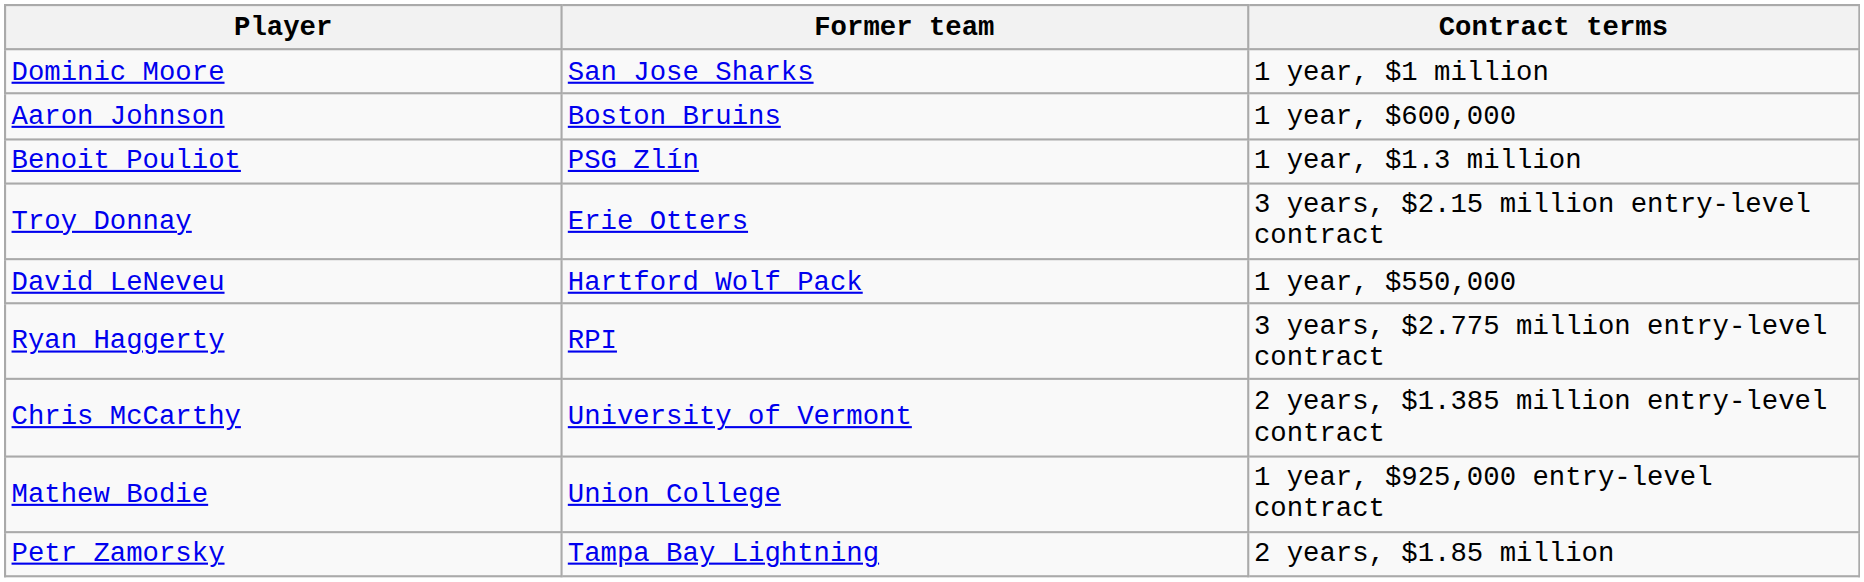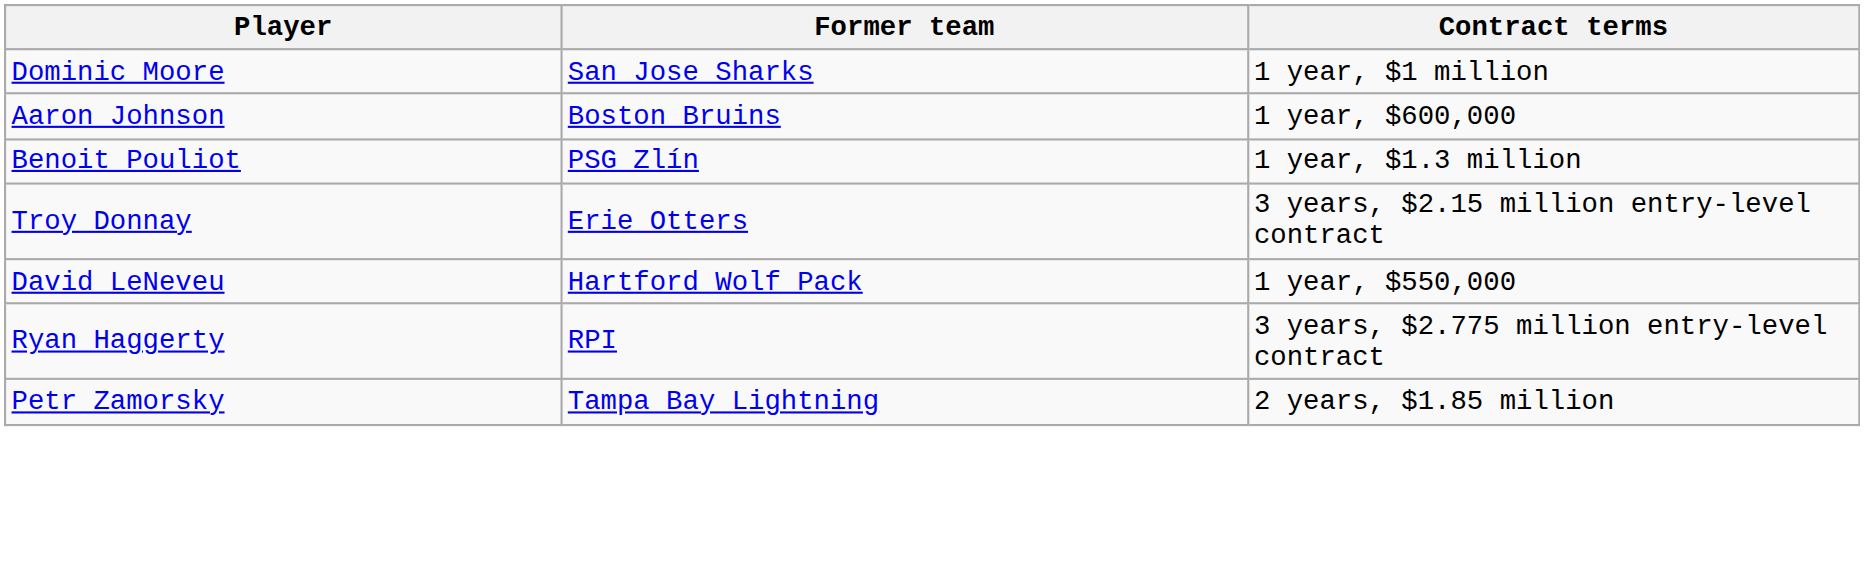- row: (126, 418)
- row: (110, 493)
